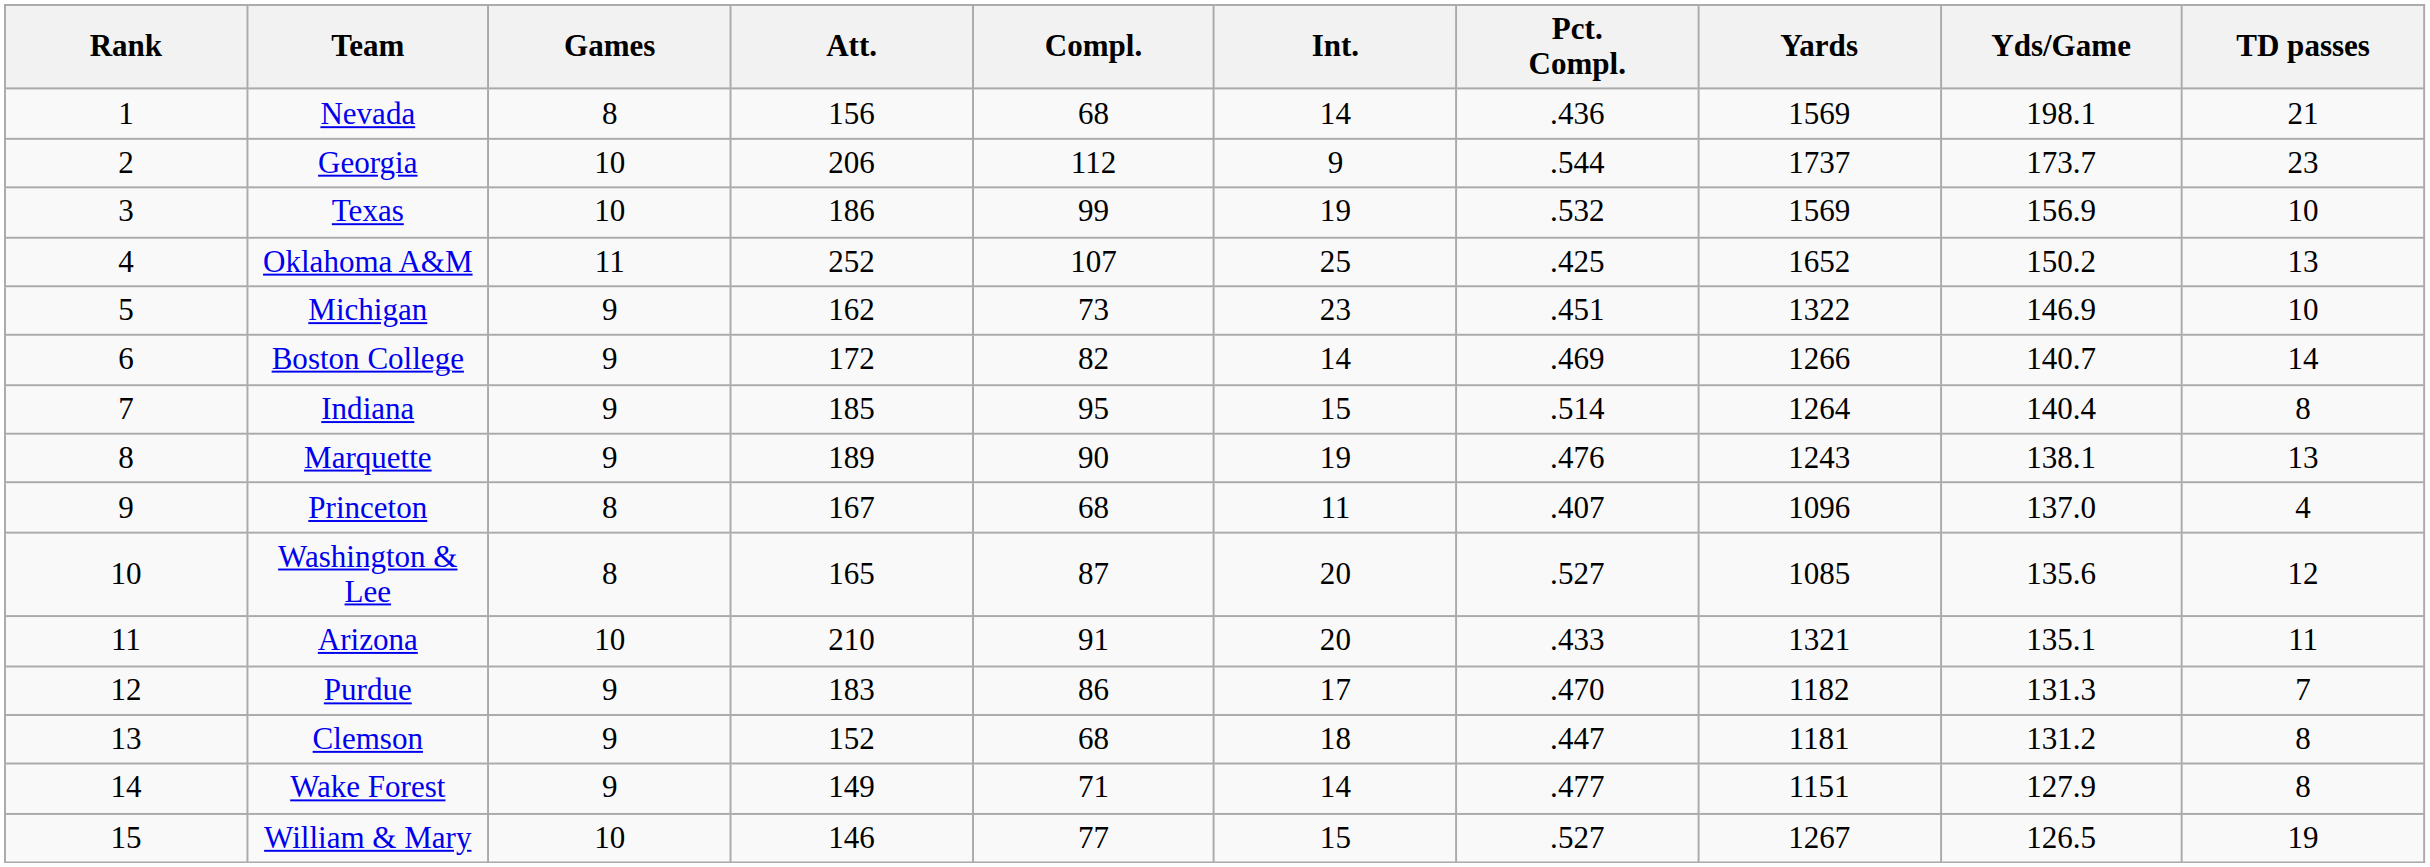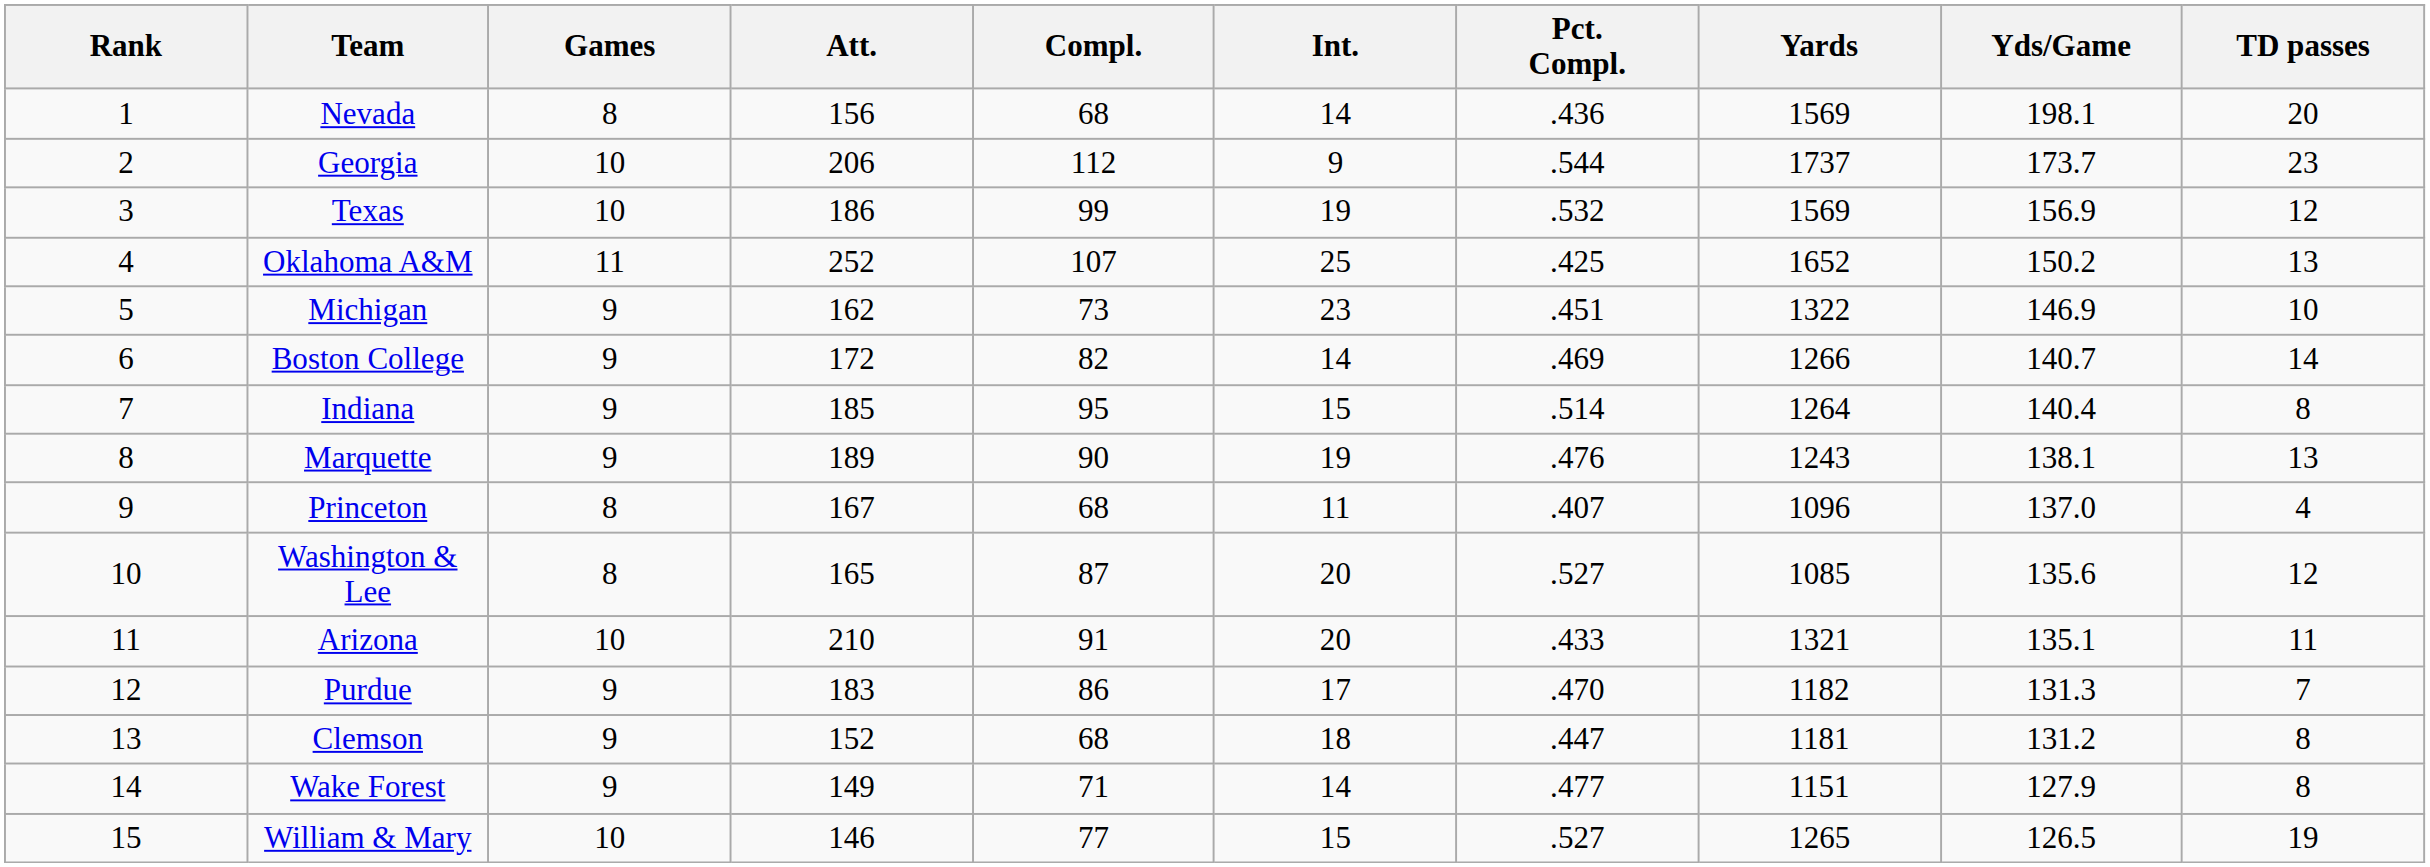(2303, 113) 21 -> (2303, 113) 20
(2303, 211) 10 -> (2303, 211) 12
(1819, 837) 1267 -> (1819, 837) 1265
